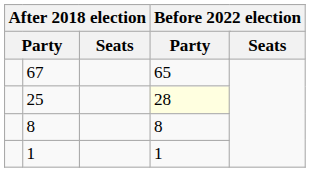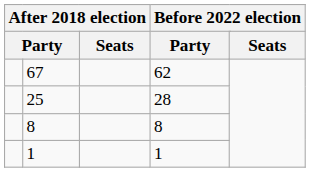(162, 72) 65 -> (162, 72) 62
(162, 99) lightyellow background -> (162, 99) no background
